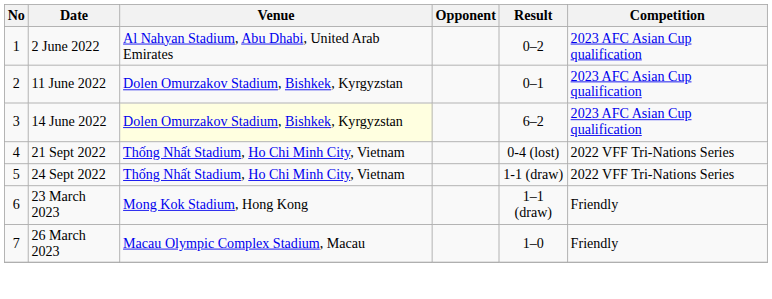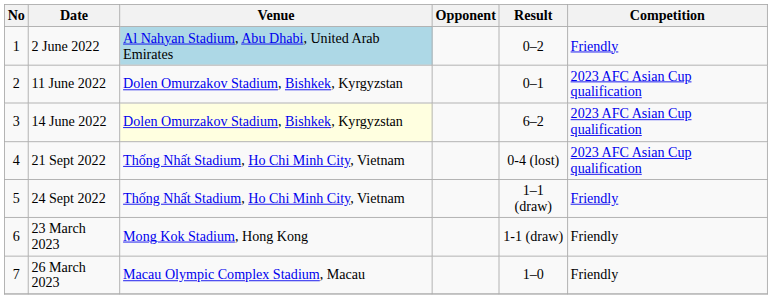(251, 45) no background -> (251, 45) lightblue background
(631, 45) 2023 AFC Asian Cup qualification -> (594, 45) Friendly
(652, 152) 2022 VFF Tri-Nations Series -> (631, 160) 2023 AFC Asian Cup qualification
(533, 174) 1-1 (draw) -> (533, 198) 1–1 (draw)
(652, 174) 2022 VFF Tri-Nations Series -> (594, 198) Friendly
(533, 205) 1–1 (draw) -> (533, 236) 1-1 (draw)
